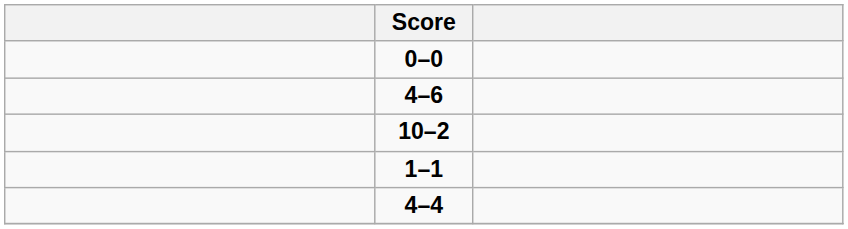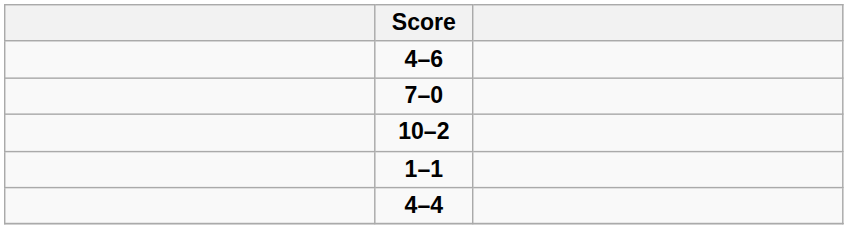- row: (424, 59)
+ row: (424, 95)
